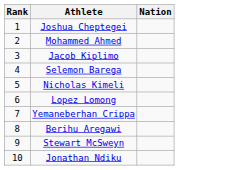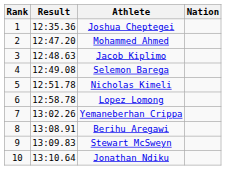+ column: (54, 12)
